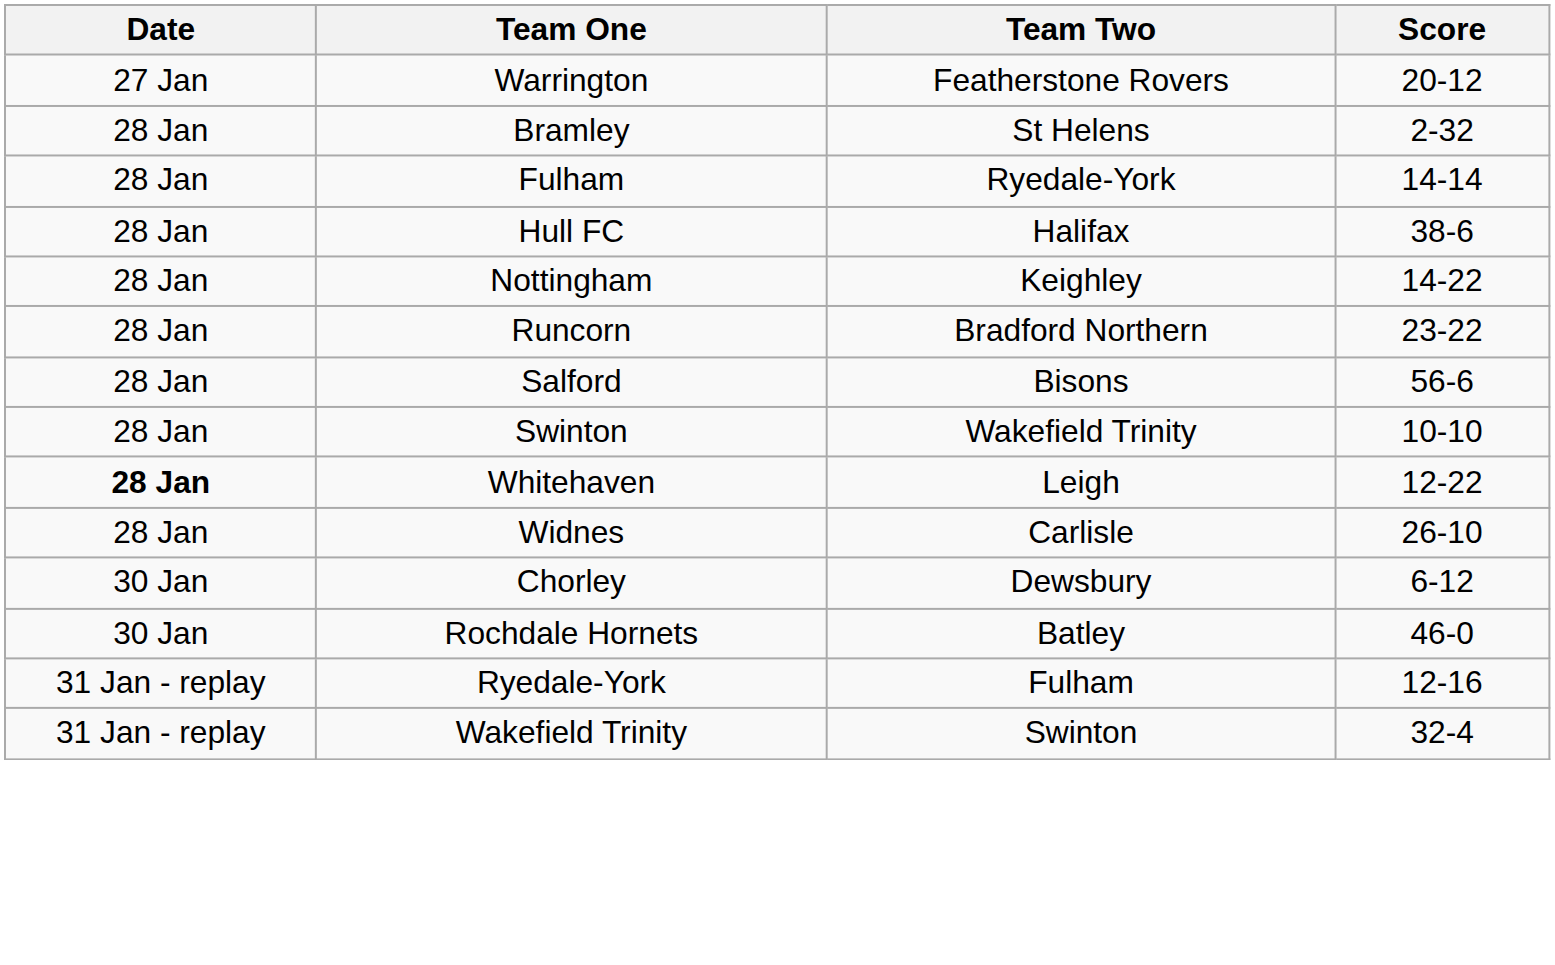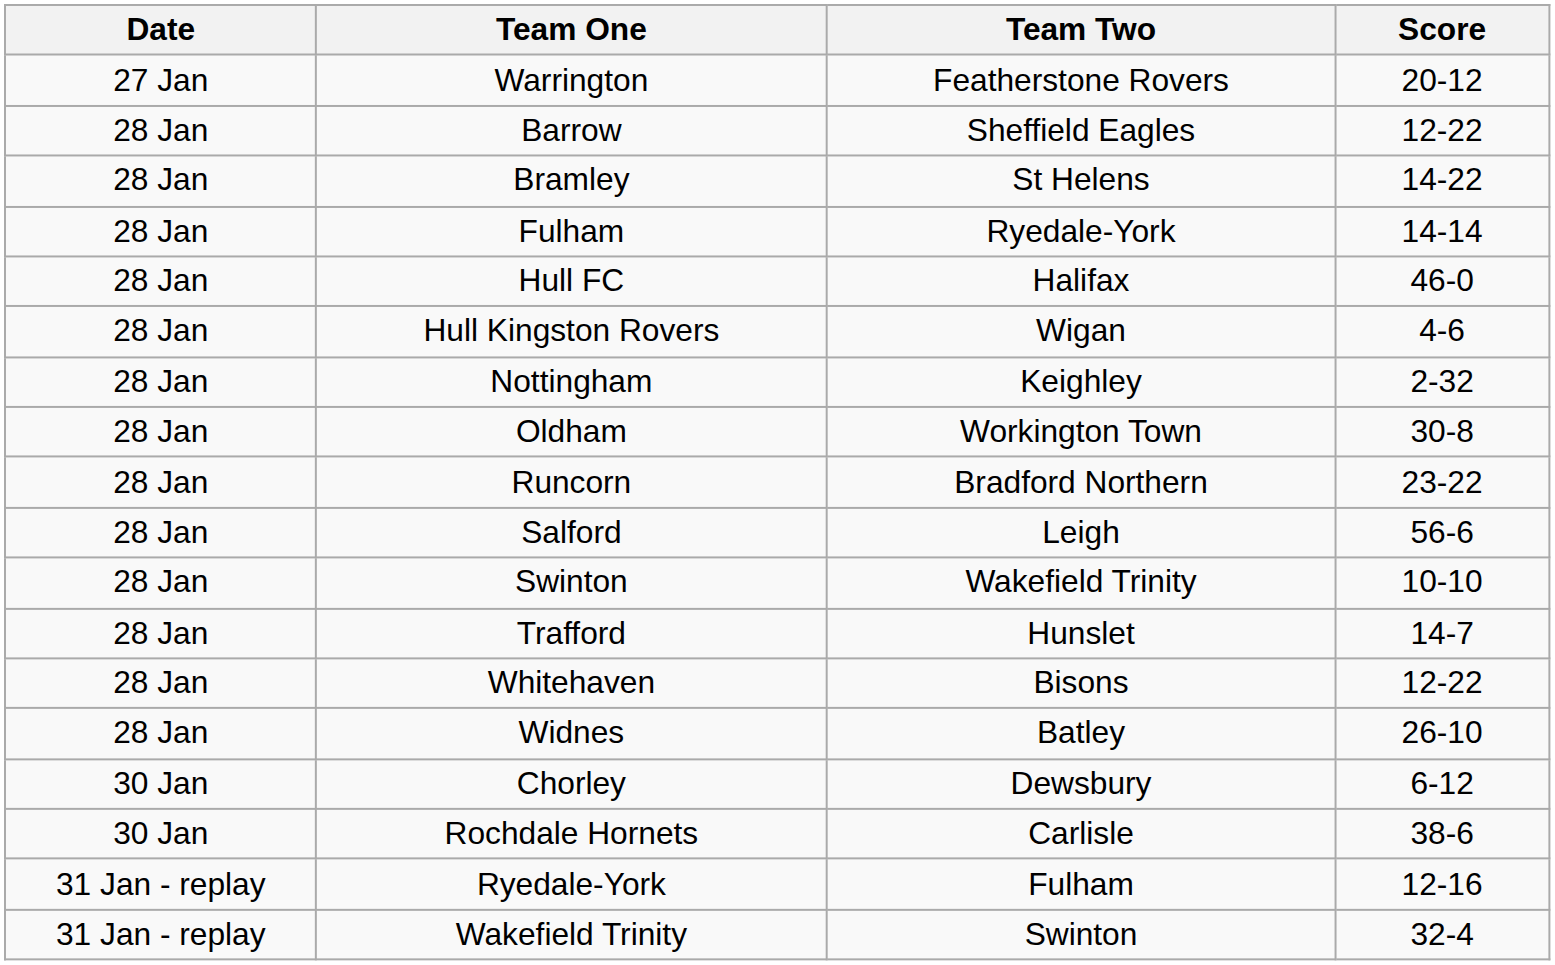+ row: (571, 130)
(1442, 130) 2-32 -> (1442, 180) 14-22
(1442, 230) 38-6 -> (1442, 280) 46-0
+ row: (571, 331)
(1442, 280) 14-22 -> (1442, 381) 2-32
+ row: (571, 431)
(1081, 381) Bisons -> (1081, 532) Leigh
+ row: (571, 632)
(161, 481) bold -> (161, 682) normal
(1081, 481) Leigh -> (1081, 682) Bisons
(1081, 532) Carlisle -> (1081, 733) Batley
(1081, 632) Batley -> (1081, 833) Carlisle
(1442, 632) 46-0 -> (1442, 833) 38-6
